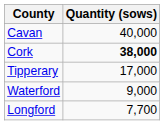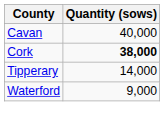(138, 71) 17,000 -> (138, 71) 14,000
- row: (31, 110)
